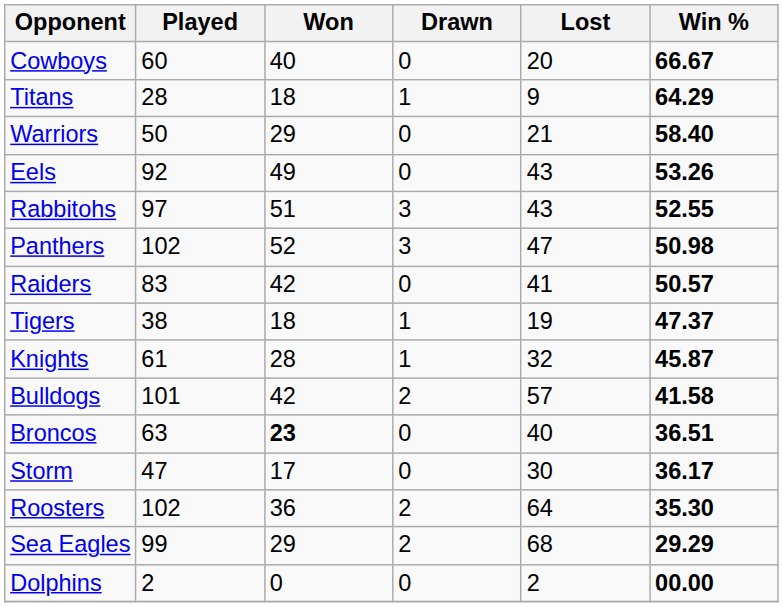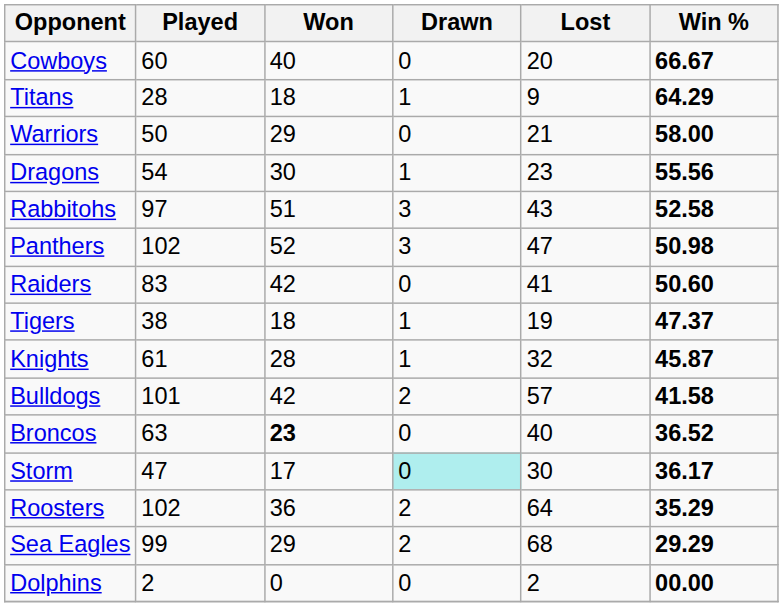(685, 135) 58.40 -> (685, 135) 58.00
+ row: (55, 172)
- row: (33, 172)
(685, 209) 52.55 -> (685, 209) 52.58
(685, 284) 50.57 -> (685, 284) 50.60
(685, 433) 36.51 -> (685, 433) 36.52
(405, 470) no background -> (405, 470) paleturquoise background
(685, 508) 35.30 -> (685, 508) 35.29
